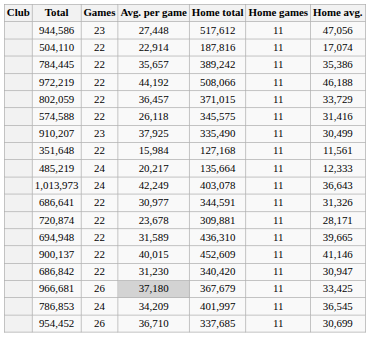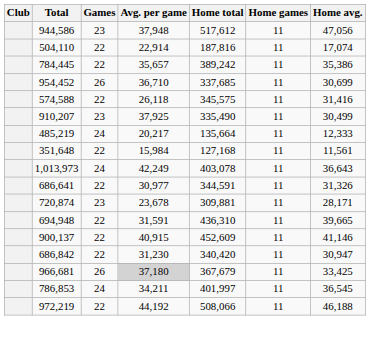(154, 30) 27,448 -> (154, 30) 37,948
rows swapped: (57, 82) <-> (57, 323)
- row: (57, 99)
rows swapped: (57, 151) <-> (57, 168)
(99, 220) 22 -> (99, 202) 23
(154, 237) 31,589 -> (154, 220) 31,591
(154, 254) 40,015 -> (154, 237) 40,915
(154, 306) 34,209 -> (154, 289) 34,211
